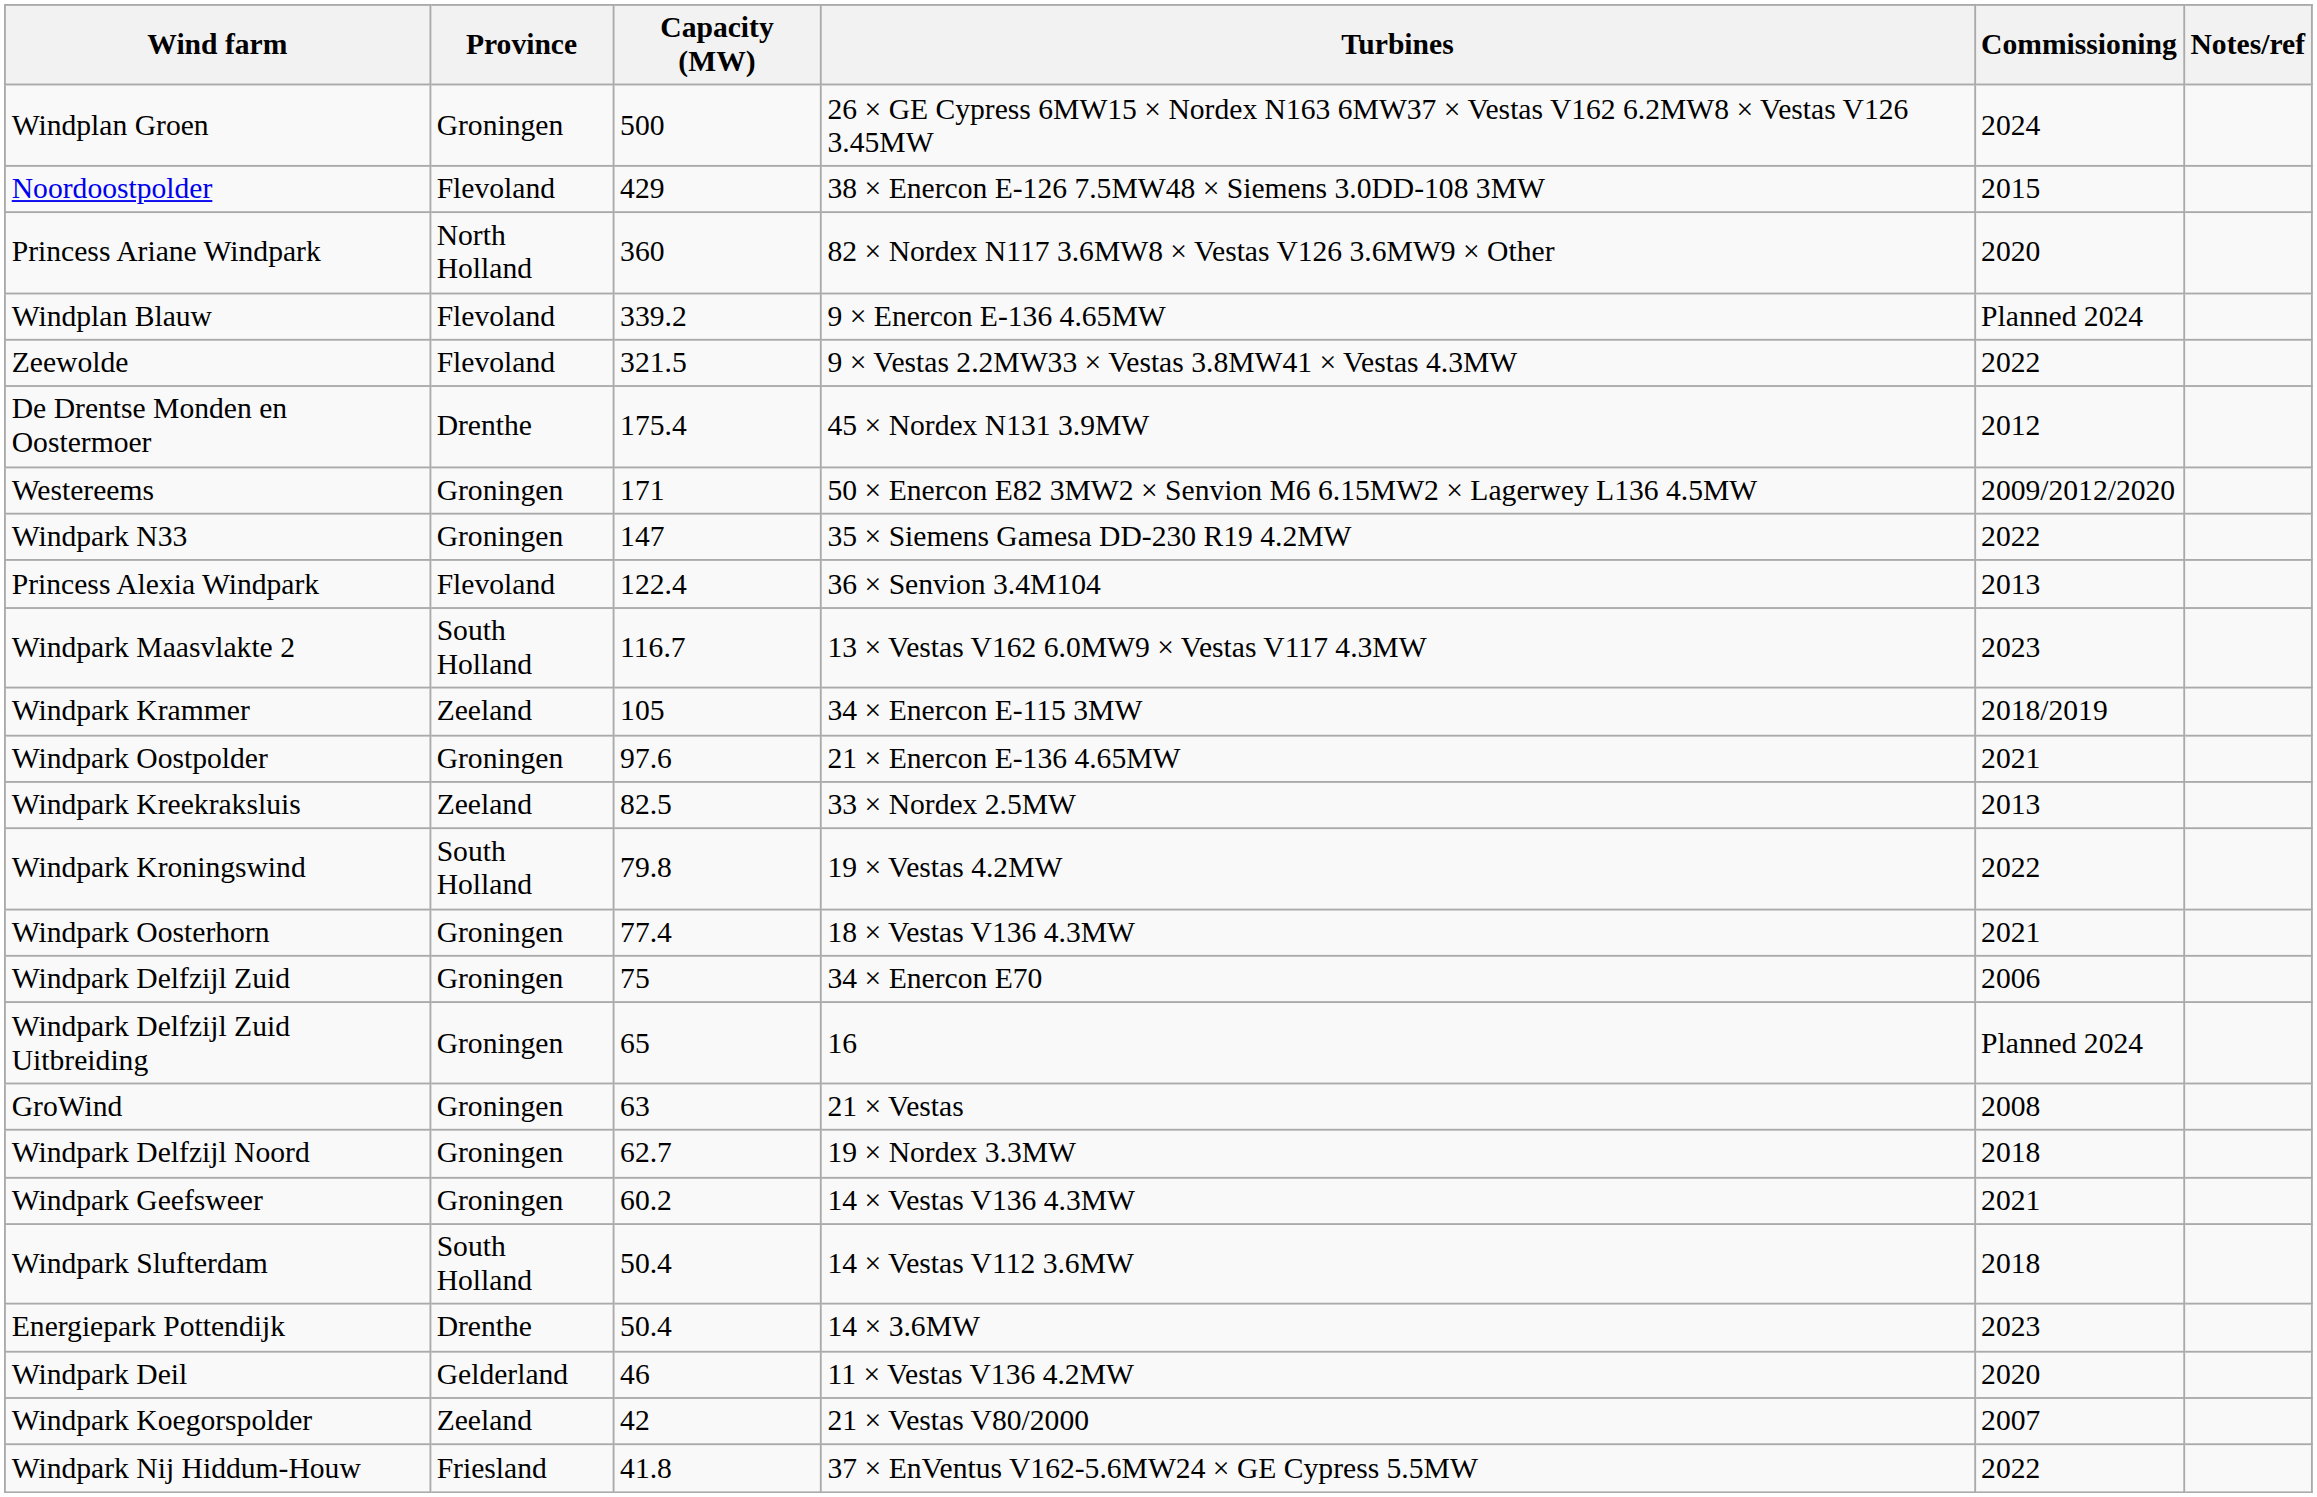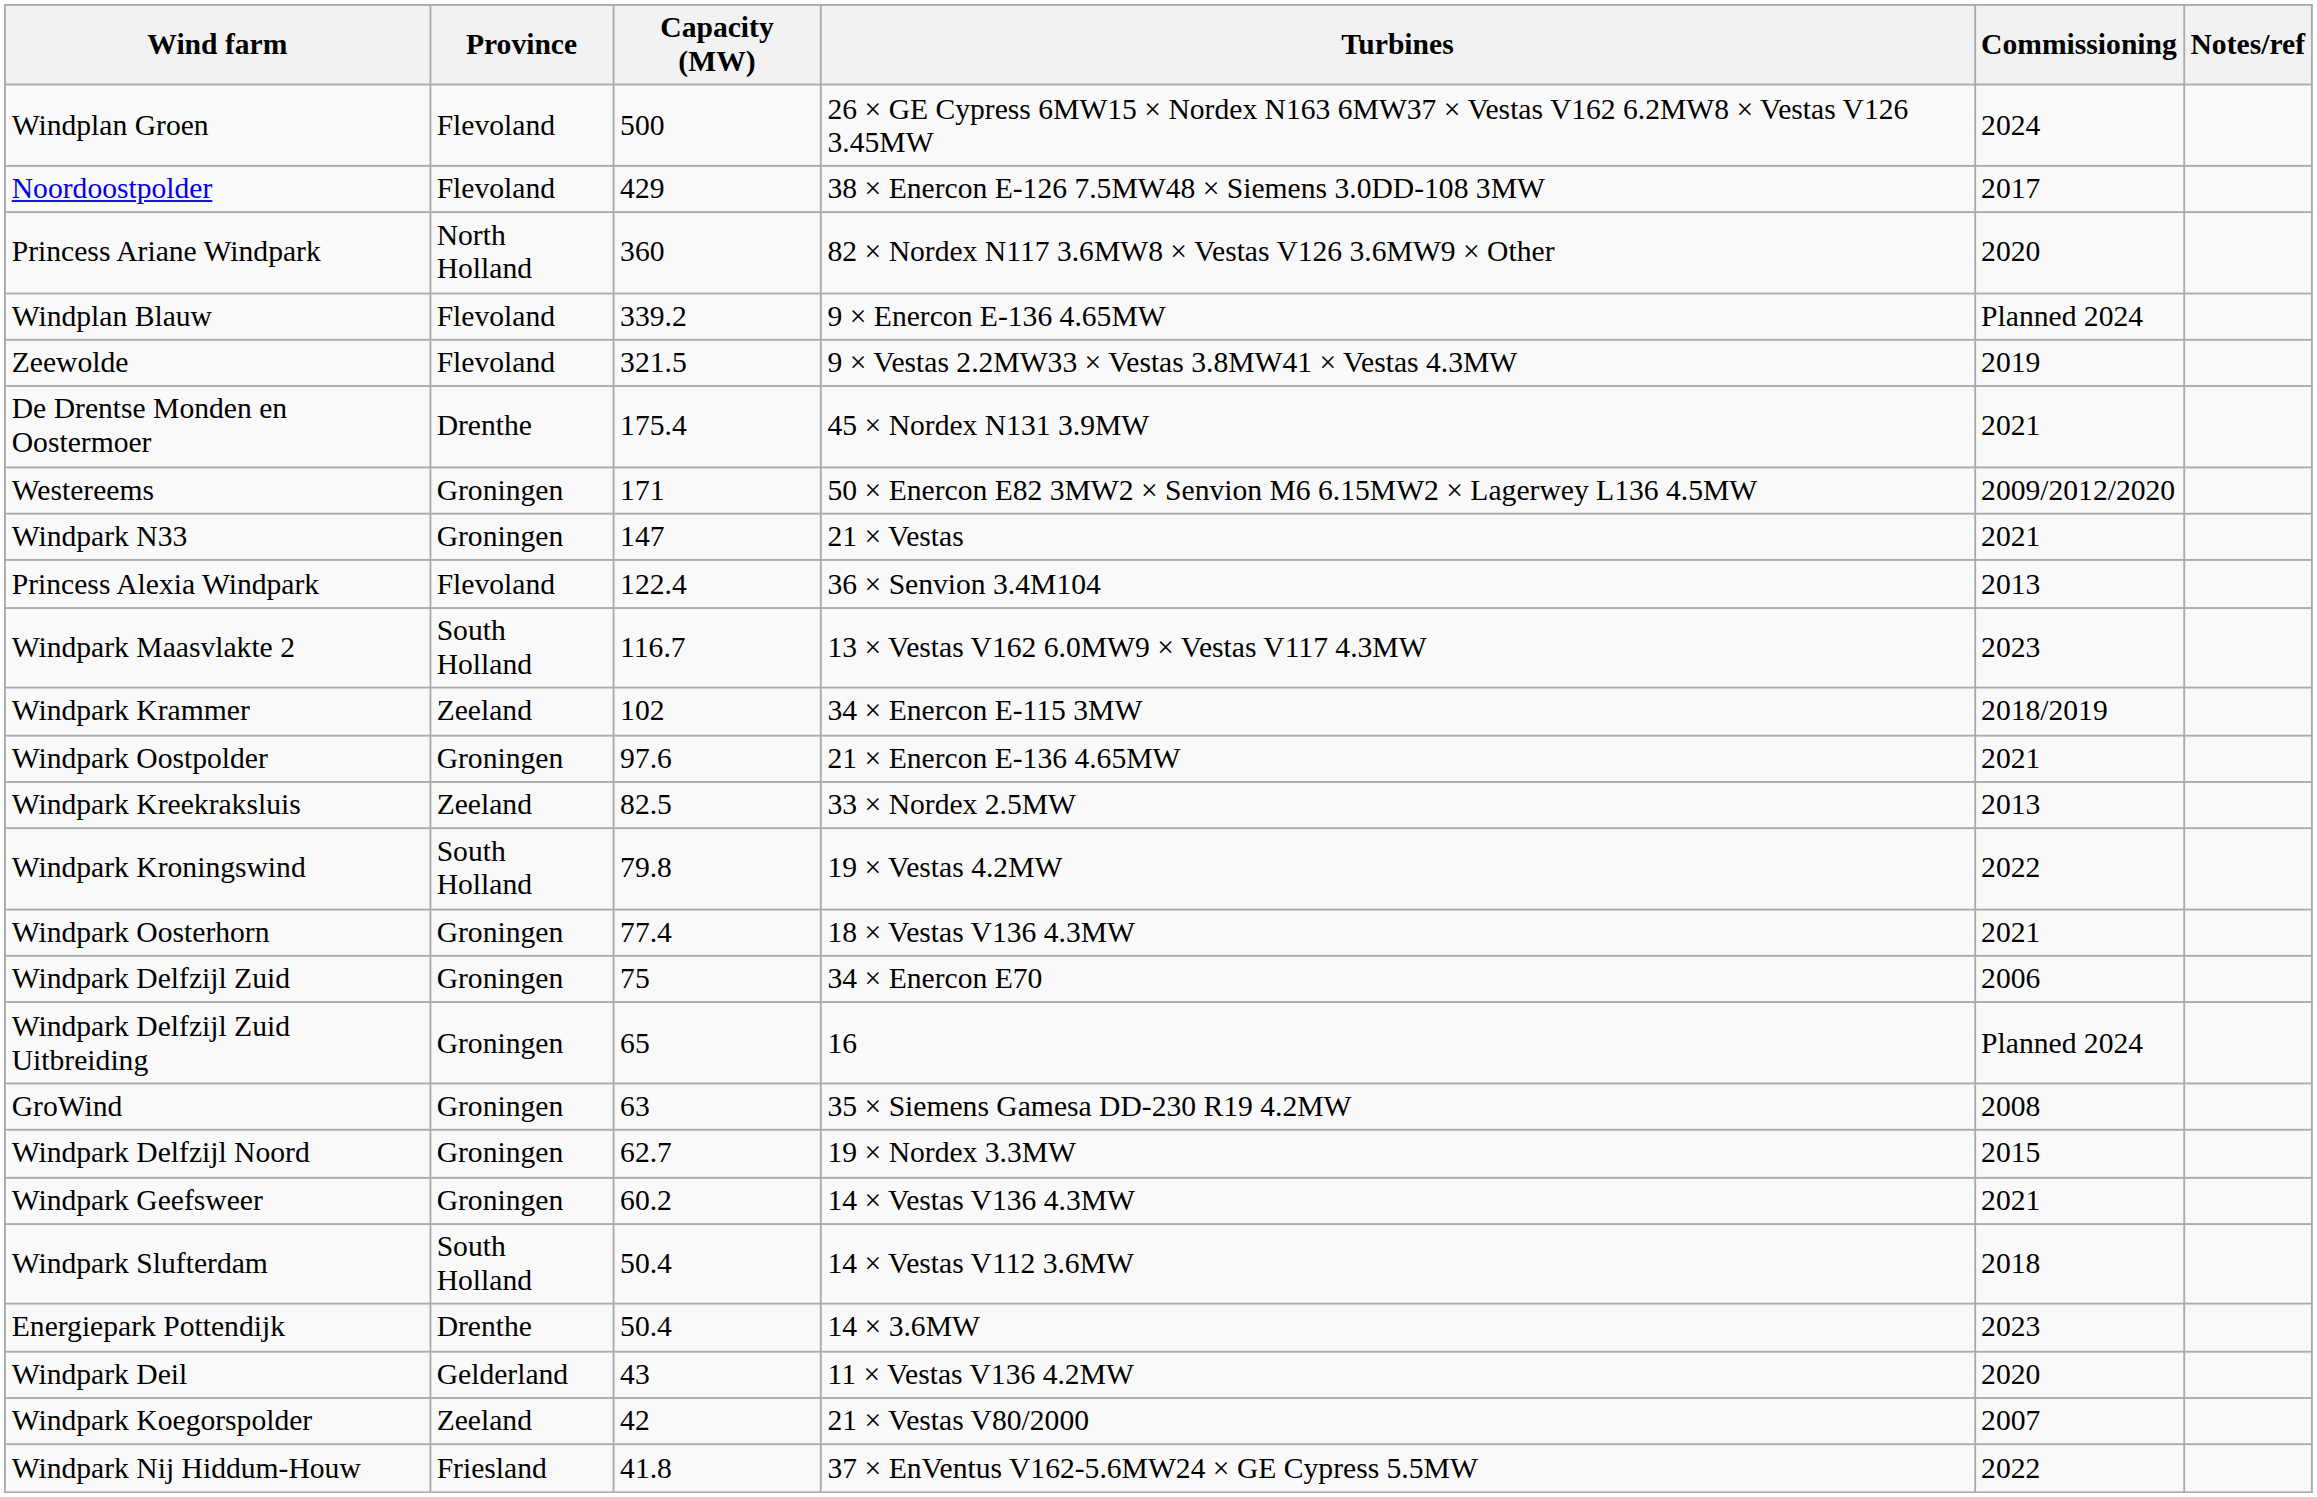(500, 124) Groningen -> (496, 124) Flevoland
(2011, 188) 2015 -> (2011, 188) 2017
(2011, 362) 2022 -> (2011, 362) 2019
(2011, 426) 2012 -> (2011, 426) 2021
(1090, 536) 35 × Siemens Gamesa DD-230 R19 4.2MW -> (896, 536) 21 × Vestas
(2011, 536) 2022 -> (2011, 536) 2021
(642, 710) 105 -> (642, 710) 102
(896, 1106) 21 × Vestas -> (1090, 1106) 35 × Siemens Gamesa DD-230 R19 4.2MW
(2011, 1153) 2018 -> (2011, 1153) 2015
(635, 1374) 46 -> (635, 1374) 43
